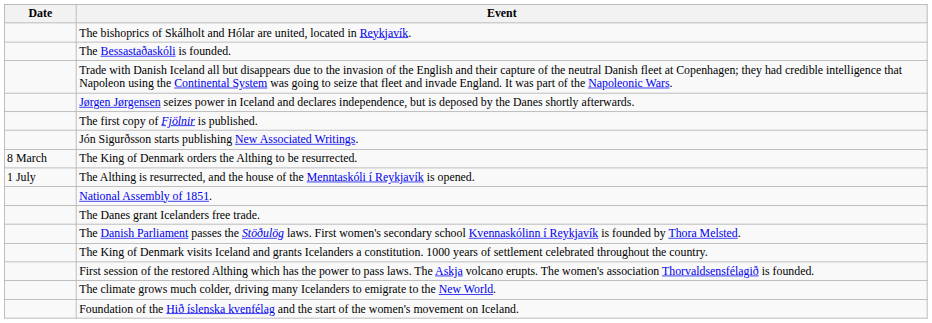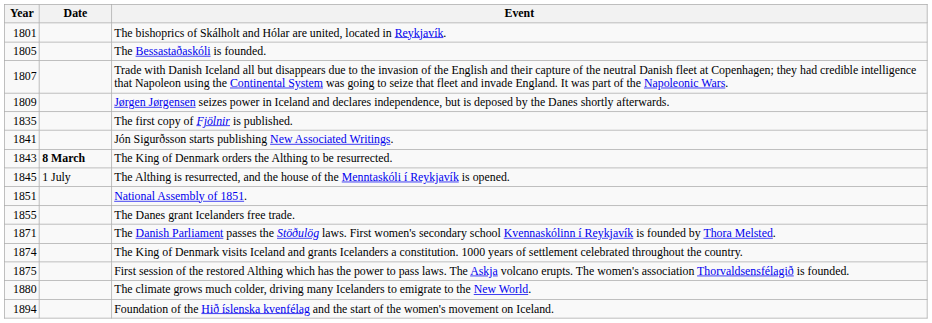+ column: (22, 13)
(27, 158) normal -> (64, 158) bold
